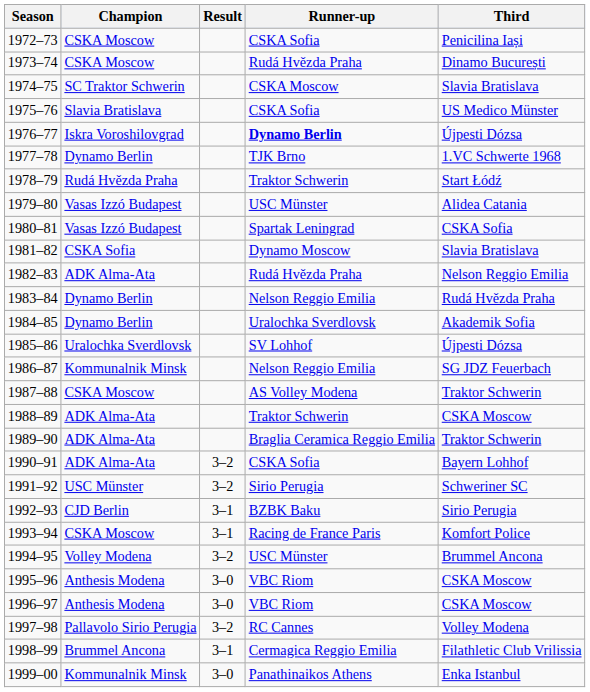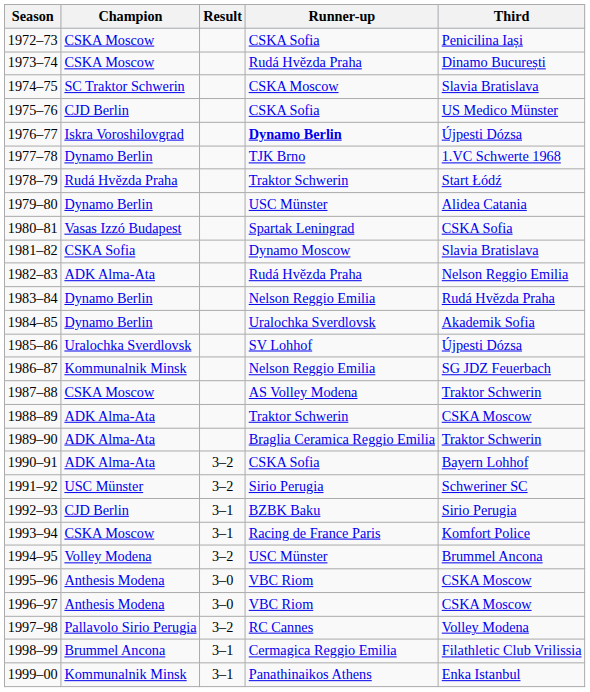(113, 110) Slavia Bratislava -> (97, 110) CJD Berlin
(123, 204) Vasas Izzó Budapest -> (109, 204) Dynamo Berlin
(223, 674) 3–0 -> (223, 674) 3–1
